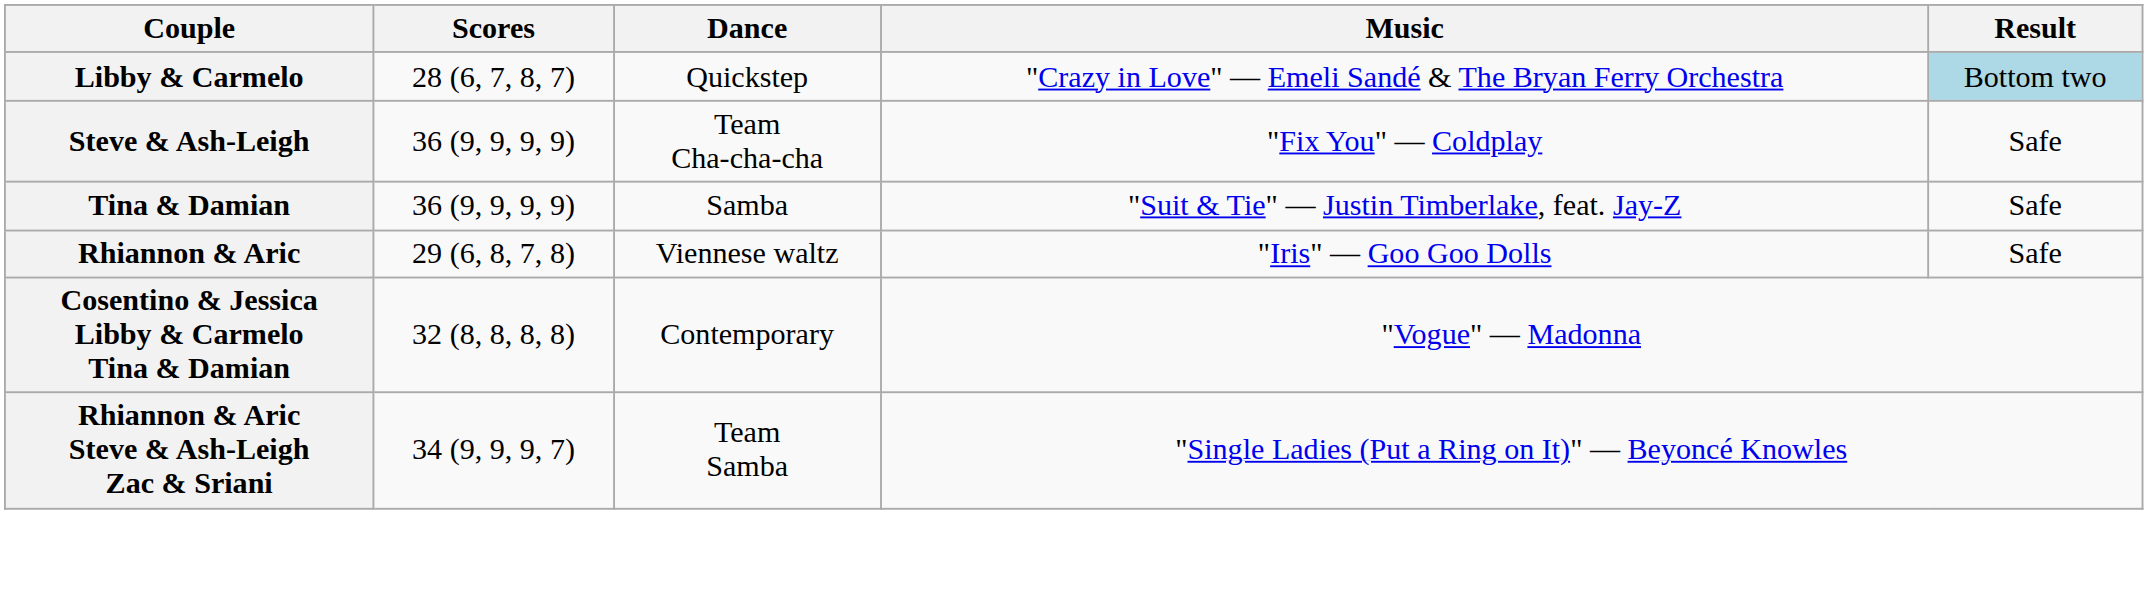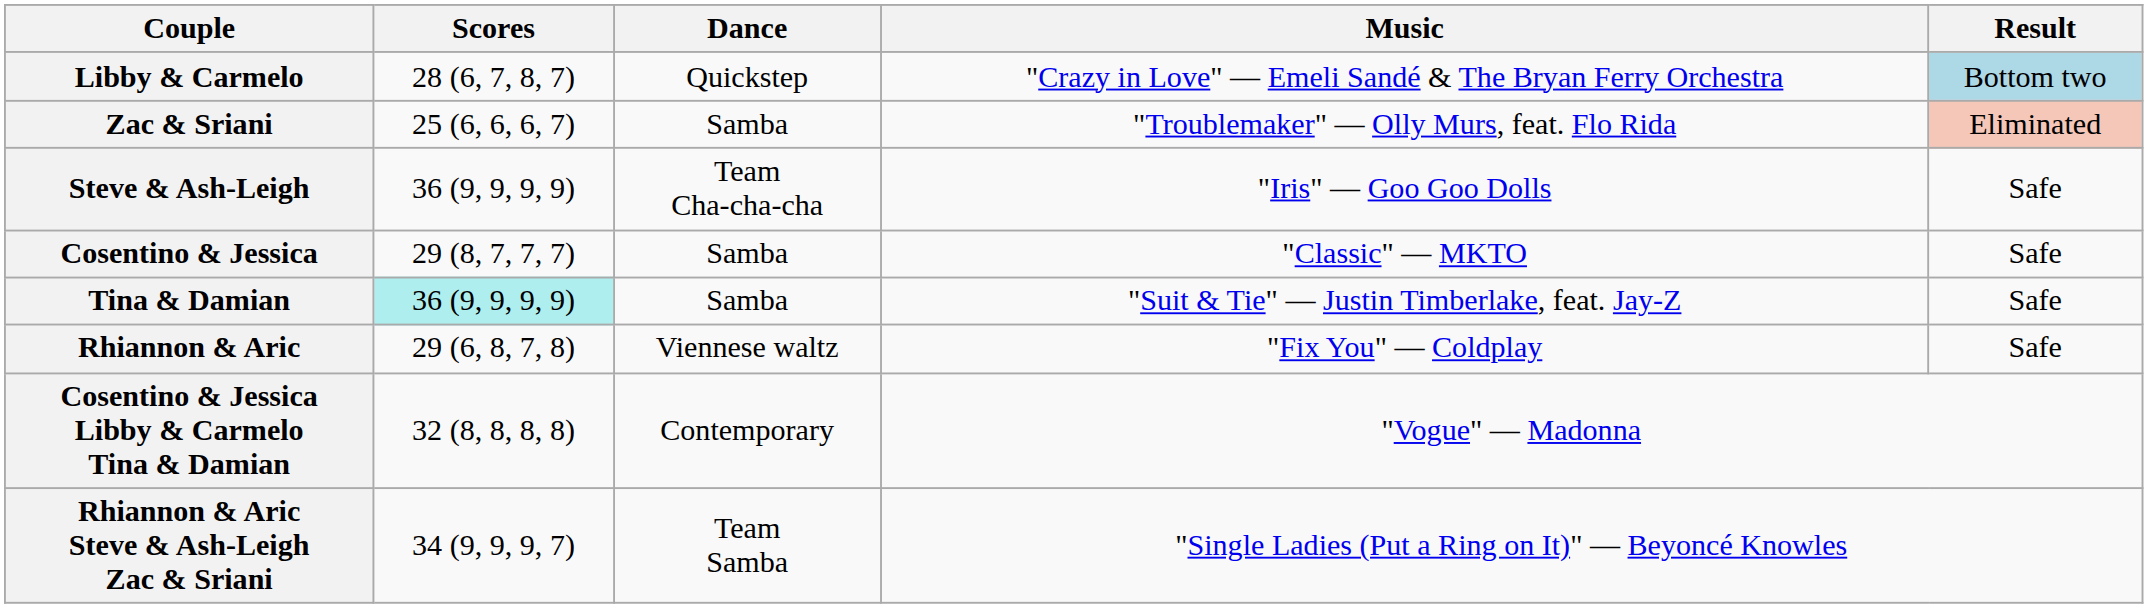+ row: (189, 123)
(1405, 140) "Fix You" — Coldplay -> (1405, 188) "Iris" — Goo Goo Dolls
+ row: (189, 253)
(494, 205) no background -> (494, 300) paleturquoise background
(1405, 253) "Iris" — Goo Goo Dolls -> (1405, 348) "Fix You" — Coldplay
